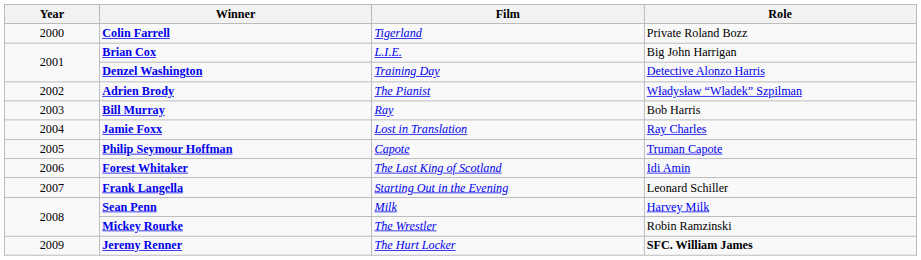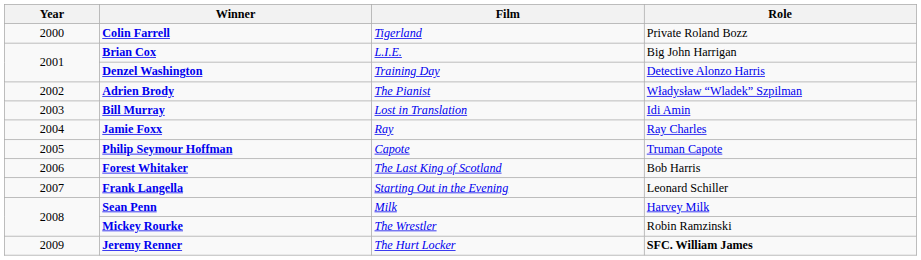(384, 110) Ray -> (421, 110) Lost in Translation
(674, 110) Bob Harris -> (669, 110) Idi Amin
(421, 129) Lost in Translation -> (384, 129) Ray
(669, 168) Idi Amin -> (674, 168) Bob Harris
